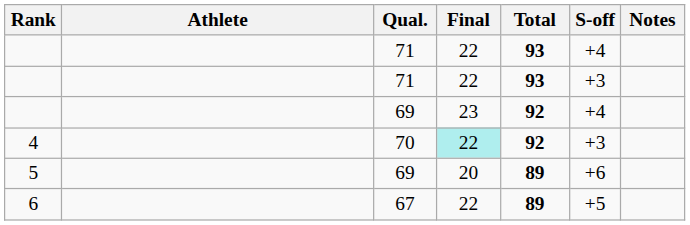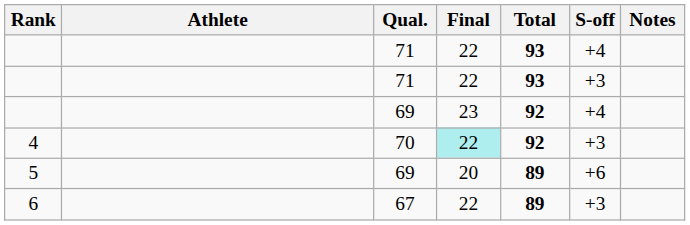(595, 204) +5 -> (595, 204) +3
